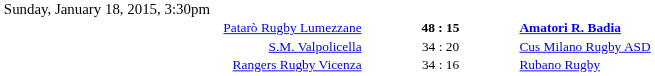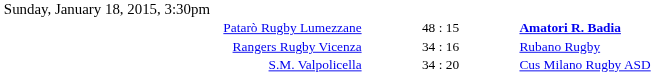(441, 28) bold -> (441, 28) normal
rows swapped: (297, 65) <-> (315, 46)
